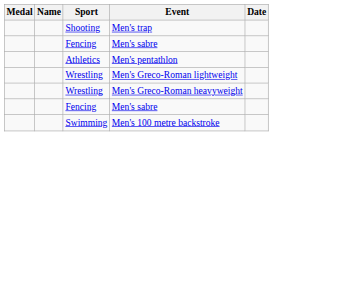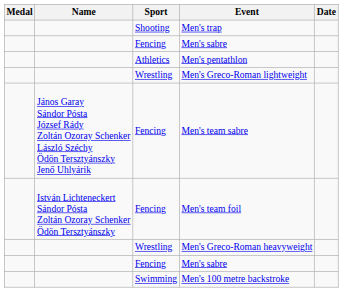+ row: (150, 131)
+ row: (150, 209)
